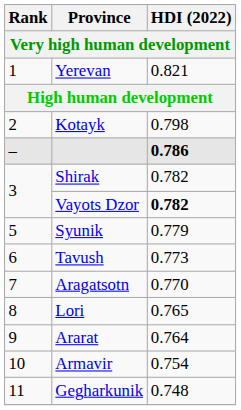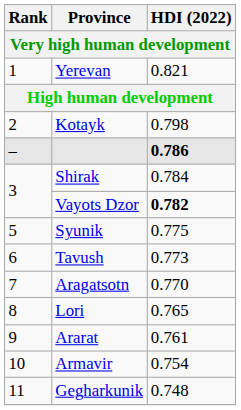(170, 177) 0.782 -> (170, 177) 0.784
(170, 230) 0.779 -> (170, 230) 0.775
(170, 337) 0.764 -> (170, 337) 0.761
